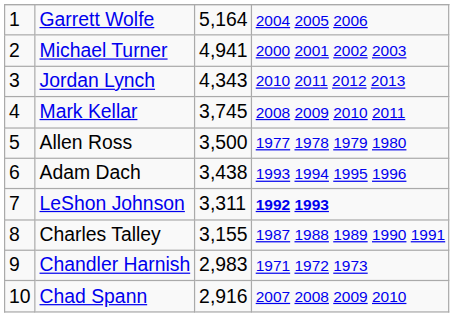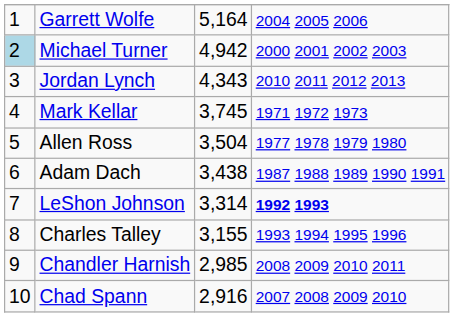(14, 50) no background -> (14, 50) lightblue background
(223, 50) 4,941 -> (223, 50) 4,942
(331, 112) 2008 2009 2010 2011 -> (312, 112) 1971 1972 1973
(223, 142) 3,500 -> (223, 142) 3,504
(331, 173) 1993 1994 1995 1996 -> (350, 173) 1987 1988 1989 1990 1991
(223, 204) 3,311 -> (223, 204) 3,314
(350, 235) 1987 1988 1989 1990 1991 -> (331, 235) 1993 1994 1995 1996
(223, 265) 2,983 -> (223, 265) 2,985
(312, 266) 1971 1972 1973 -> (331, 266) 2008 2009 2010 2011
